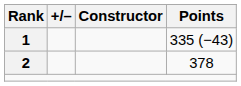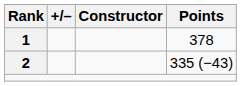(201, 40) 335 (−43) -> (201, 40) 378
(201, 63) 378 -> (201, 63) 335 (−43)
